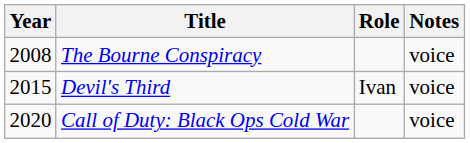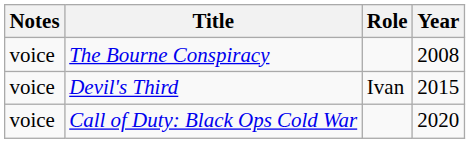columns swapped: (30, 21) <-> (434, 21)
